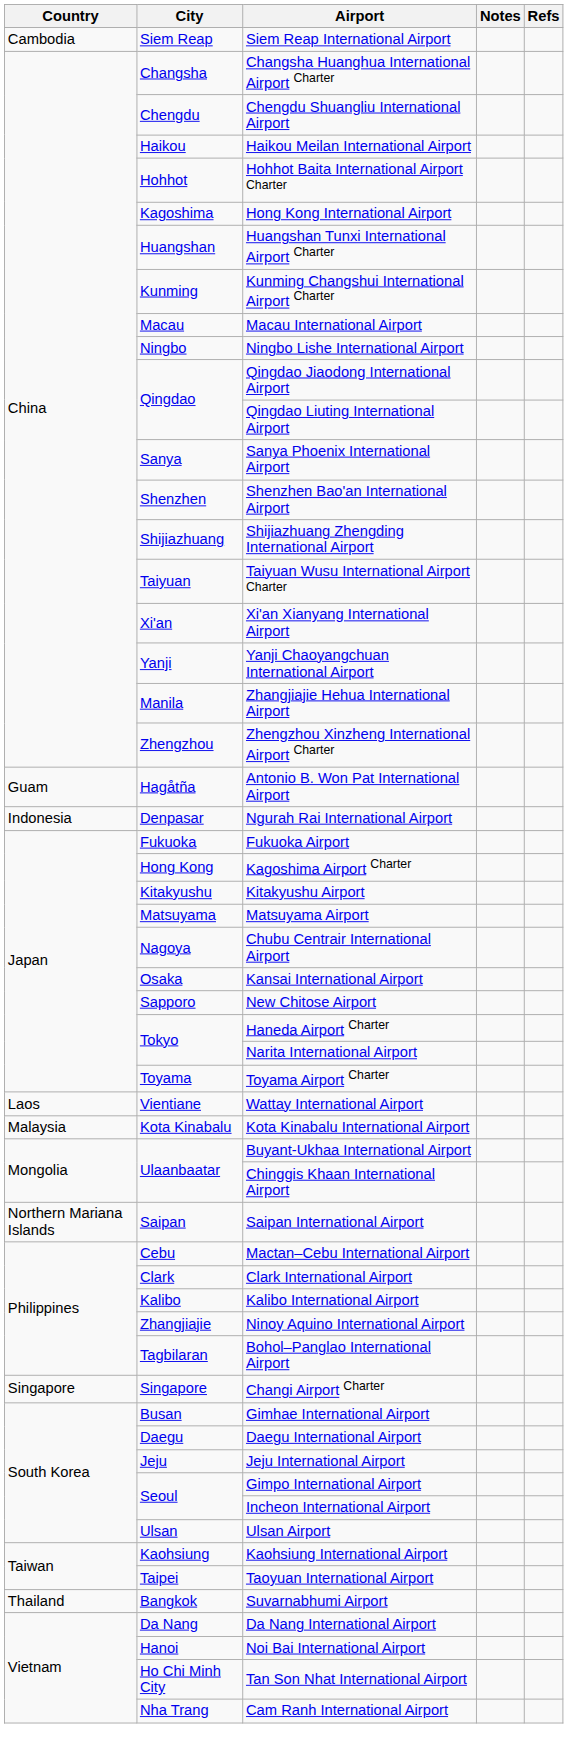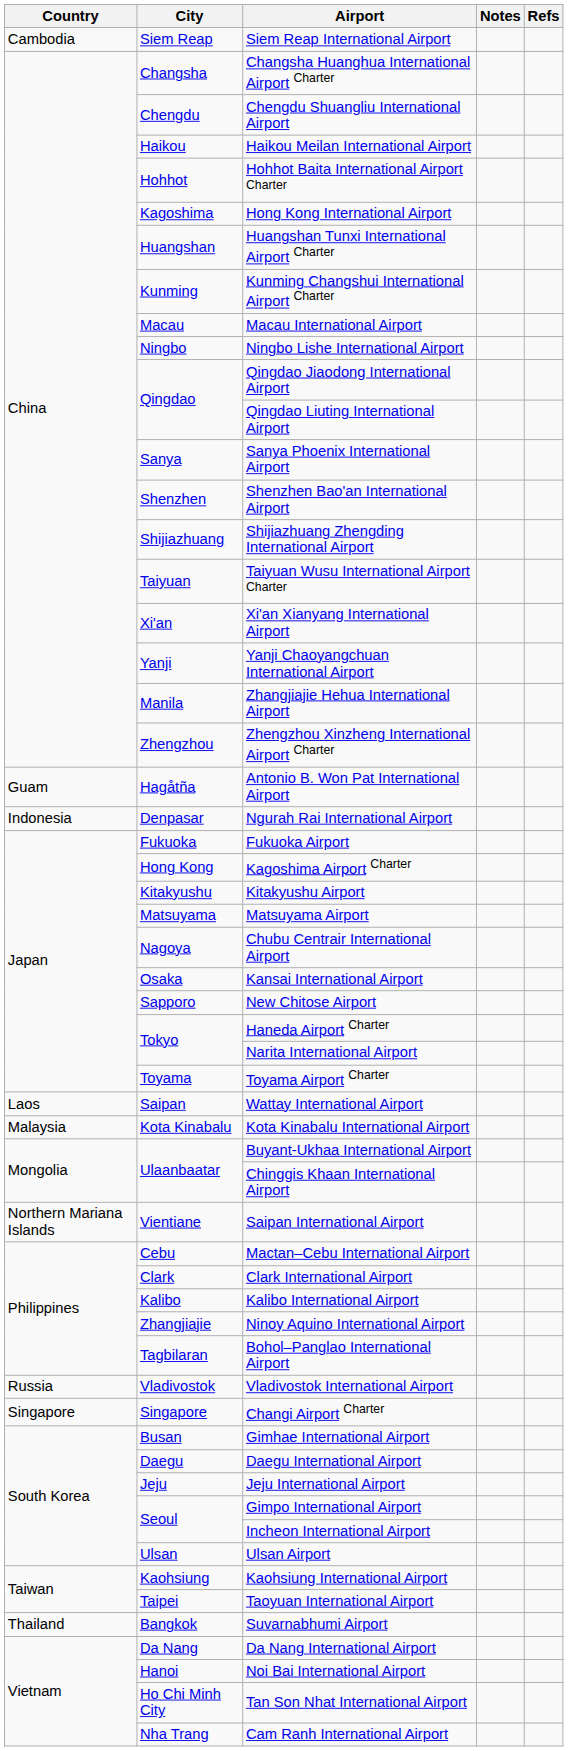(170, 1103) Vientiane -> (163, 1103) Saipan
(163, 1222) Saipan -> (170, 1222) Vientiane
+ row: (349, 1387)
